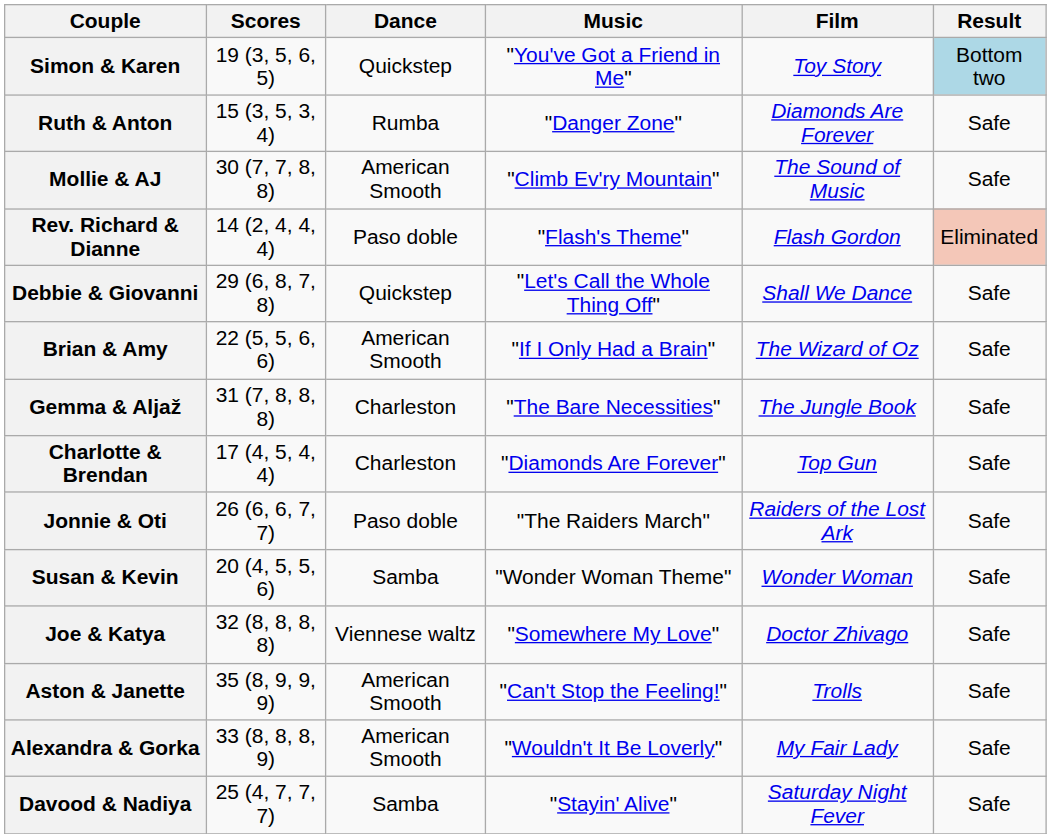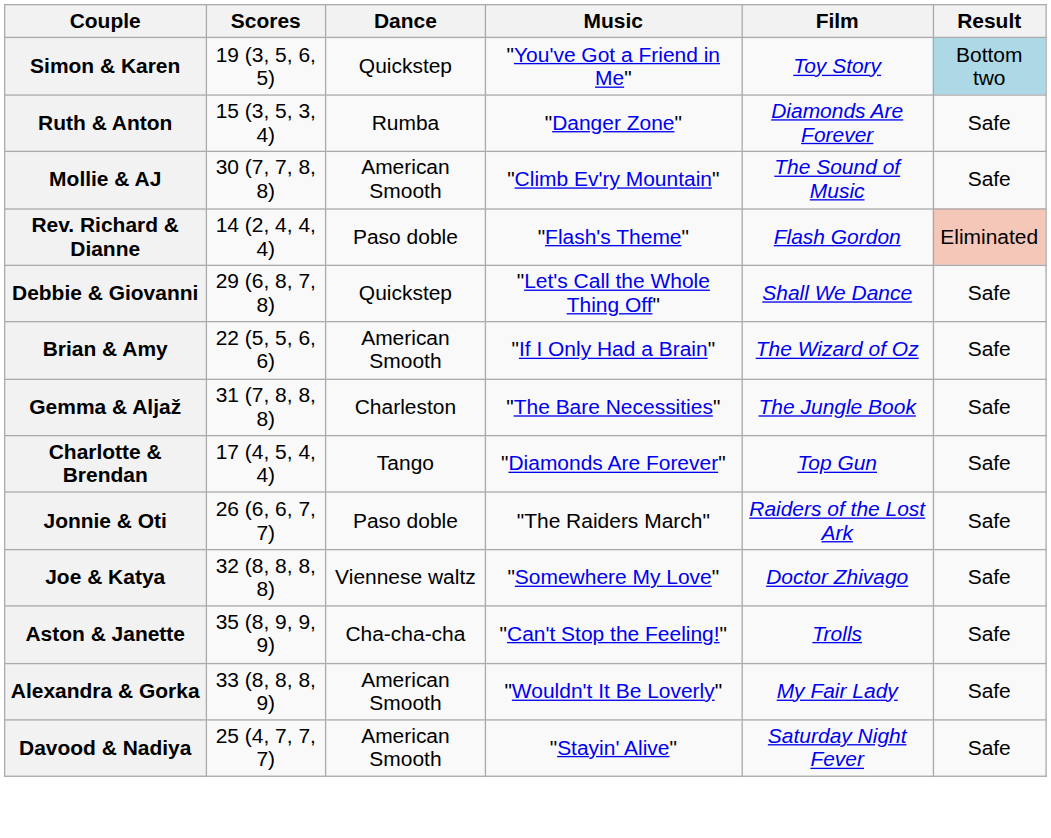(405, 463) Charleston -> (405, 463) Tango
- row: (105, 577)
(405, 691) American Smooth -> (405, 634) Cha-cha-cha
(405, 804) Samba -> (405, 748) American Smooth
